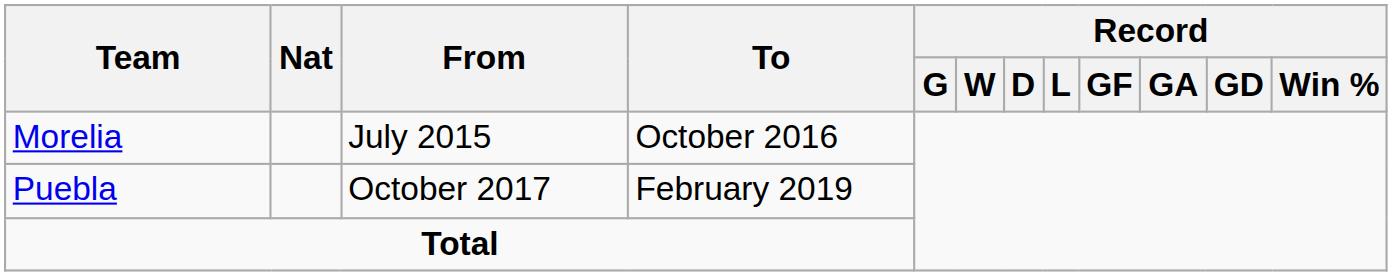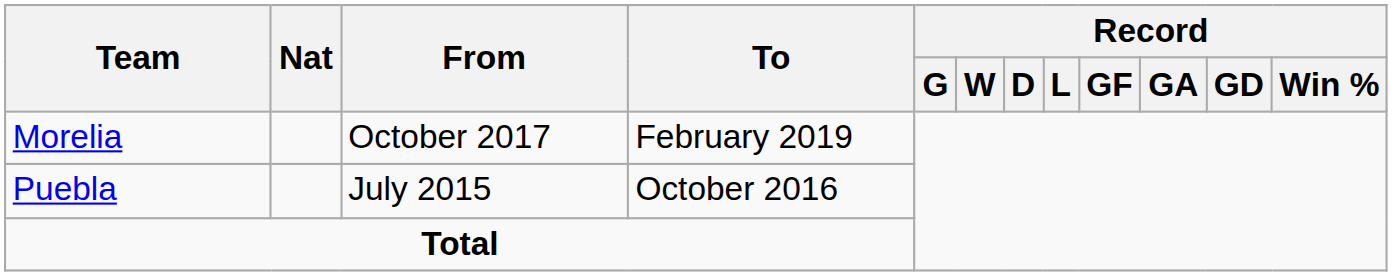(420, 137) July 2015 -> (450, 137) October 2017
(737, 137) October 2016 -> (744, 137) February 2019
(450, 190) October 2017 -> (420, 190) July 2015
(744, 190) February 2019 -> (737, 190) October 2016
